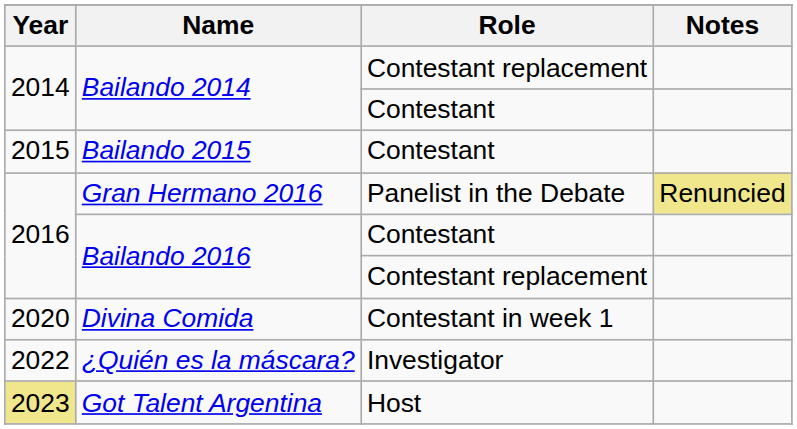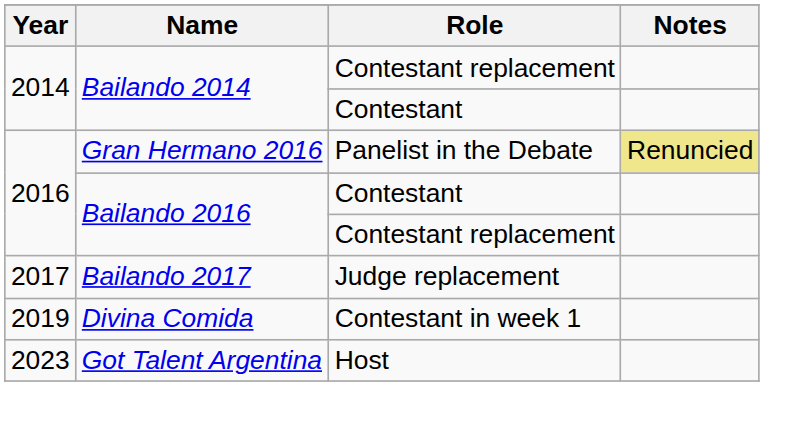- row: (166, 151)
+ row: (166, 276)
(40, 318) 2020 -> (40, 318) 2019
- row: (218, 360)
(40, 402) khaki background -> (40, 360) no background
